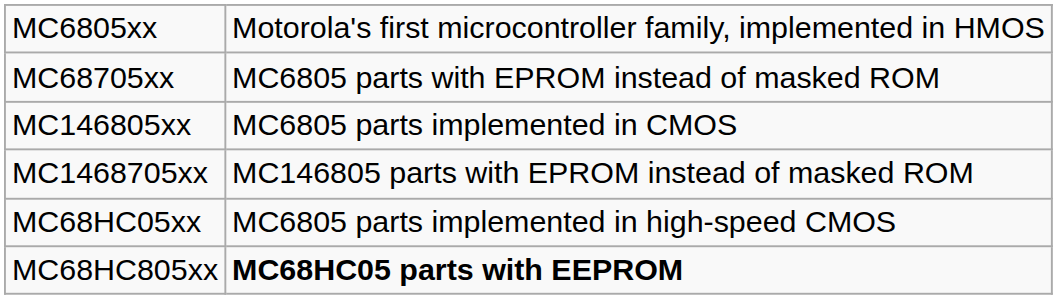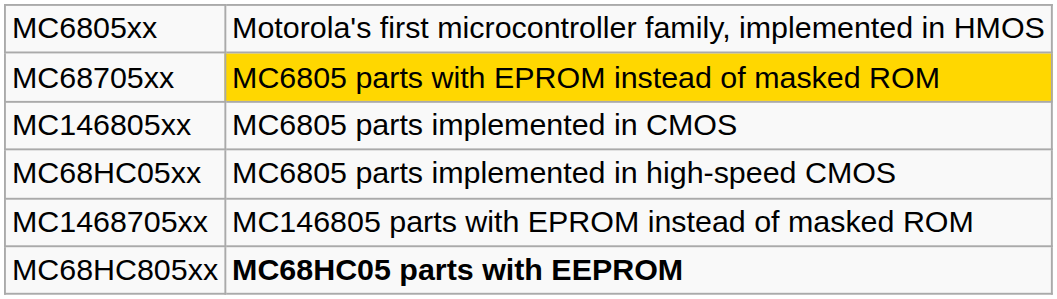(586, 76) no background -> (586, 76) gold background
rows swapped: (110, 173) <-> (107, 221)
